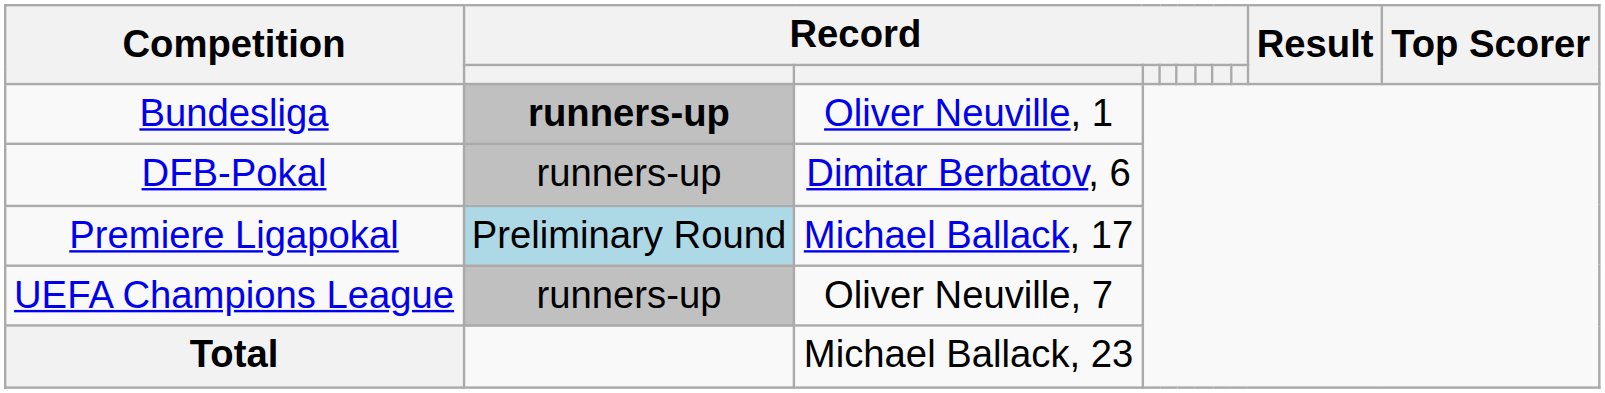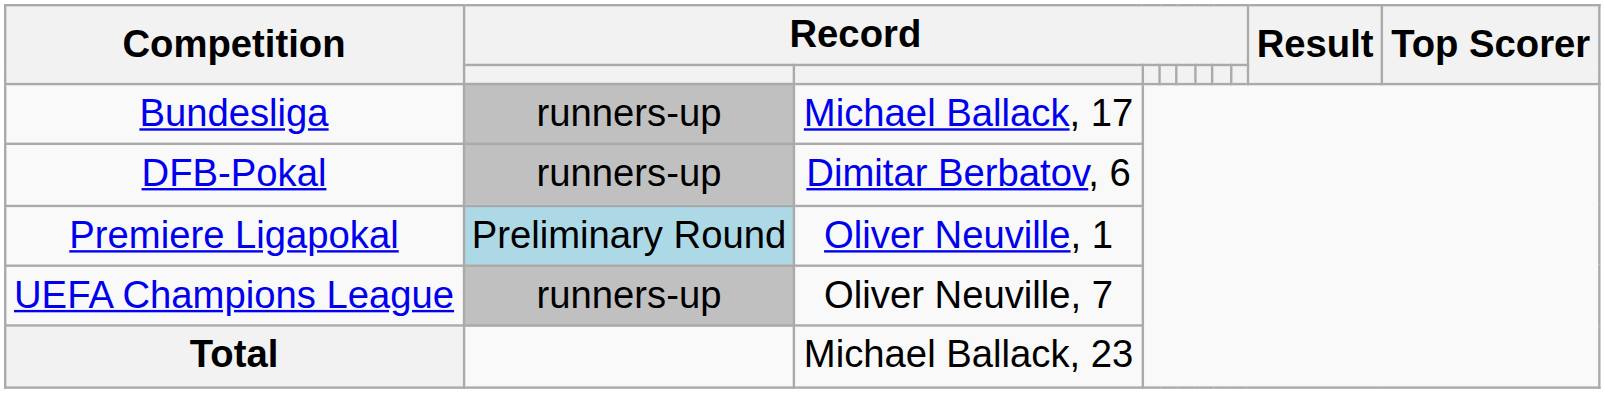(629, 113) bold -> (629, 113) normal
(969, 113) Oliver Neuville, 1 -> (969, 113) Michael Ballack, 17
(969, 234) Michael Ballack, 17 -> (969, 234) Oliver Neuville, 1
